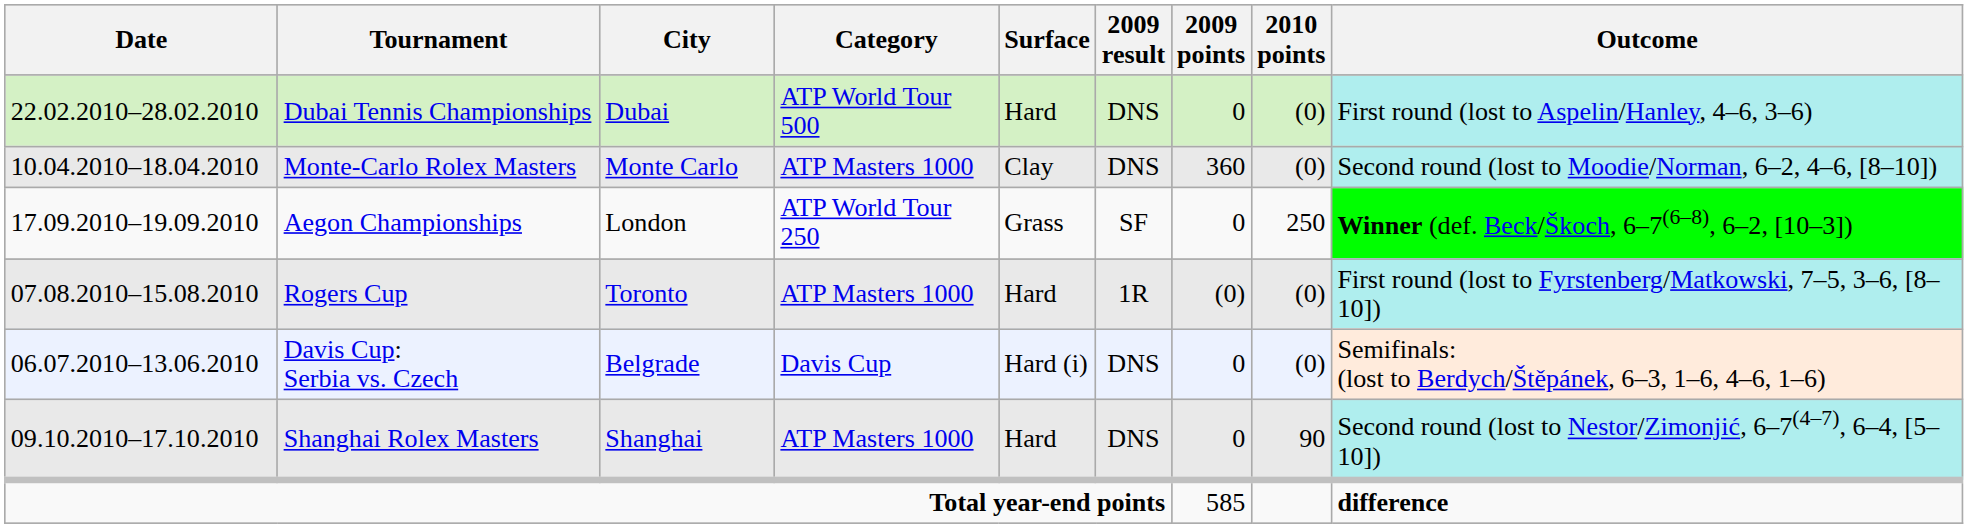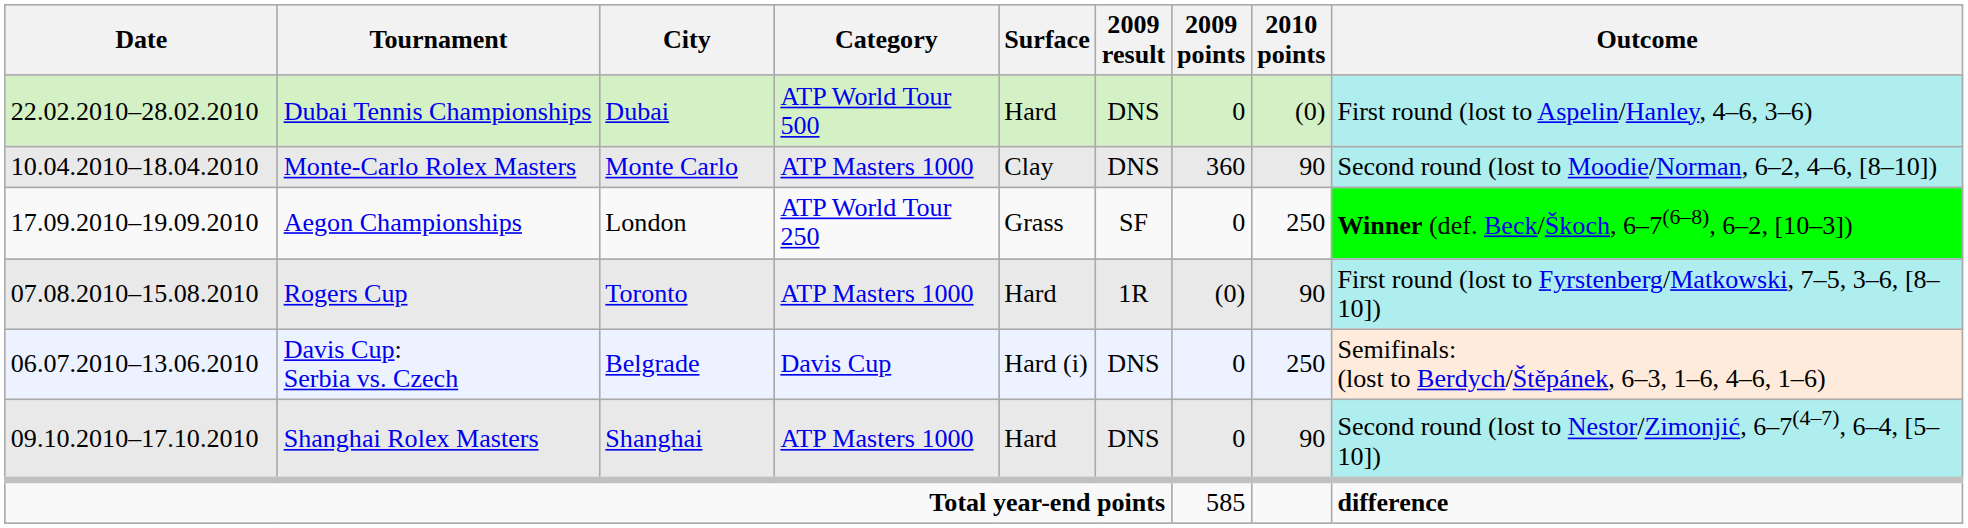(1310, 166) (0) -> (1312, 166) 90
(1310, 293) (0) -> (1312, 293) 90
(1310, 364) (0) -> (1306, 364) 250
